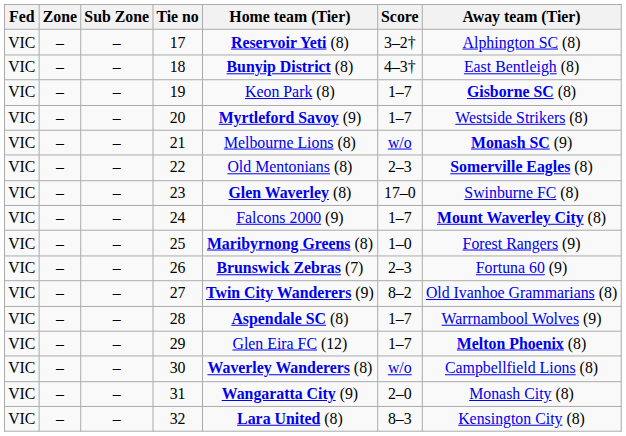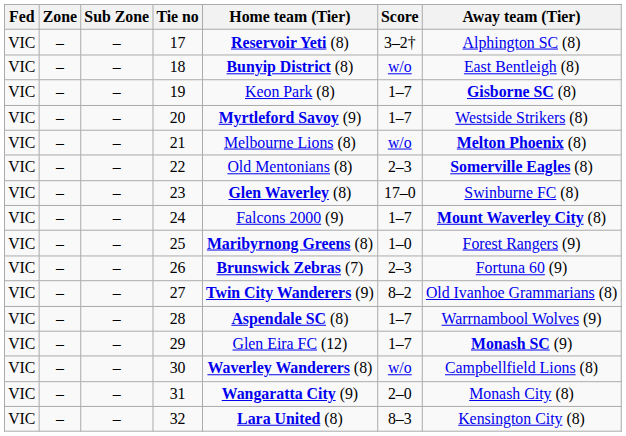(400, 67) 4–3† -> (400, 67) w/o
(522, 142) Monash SC (9) -> (522, 142) Melton Phoenix (8)
(522, 343) Melton Phoenix (8) -> (522, 343) Monash SC (9)
